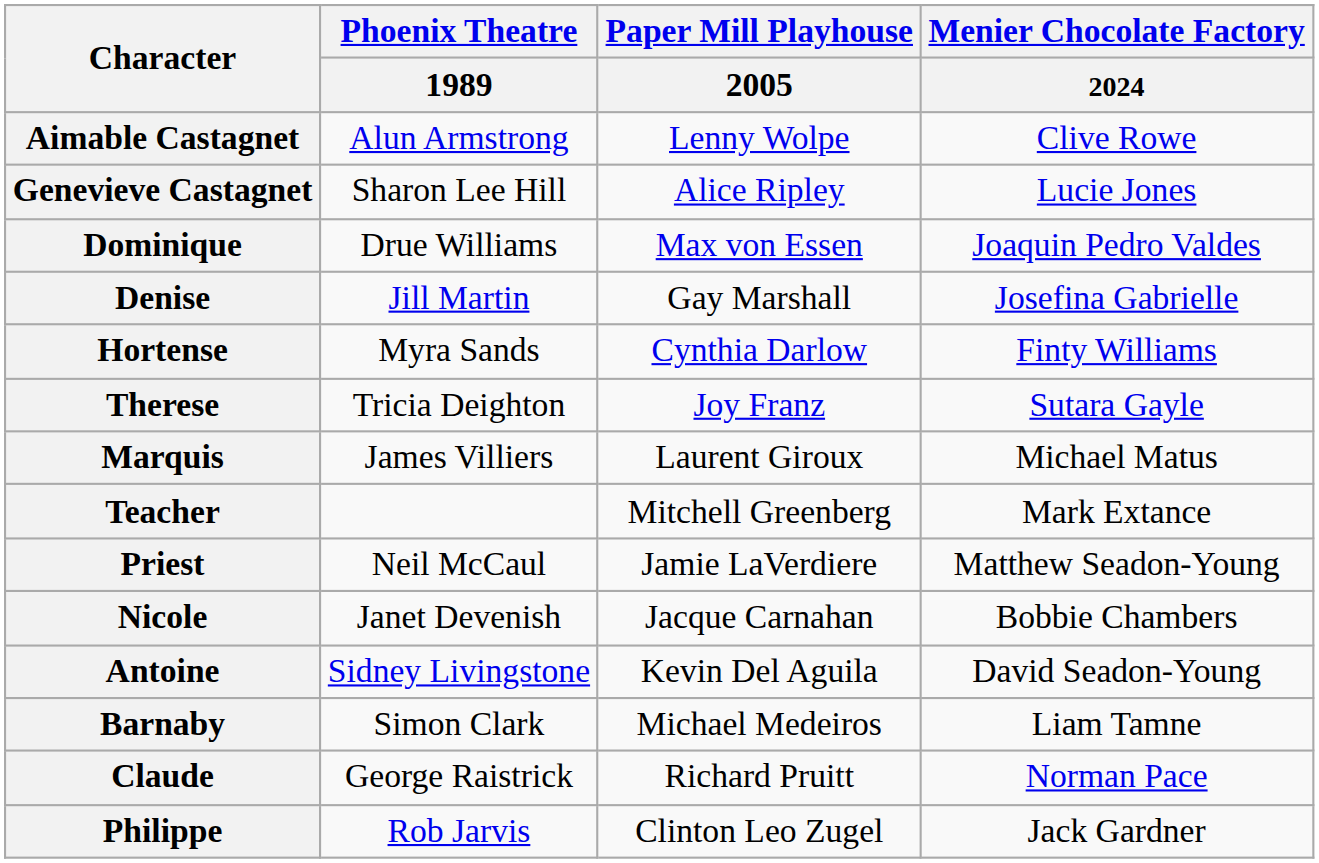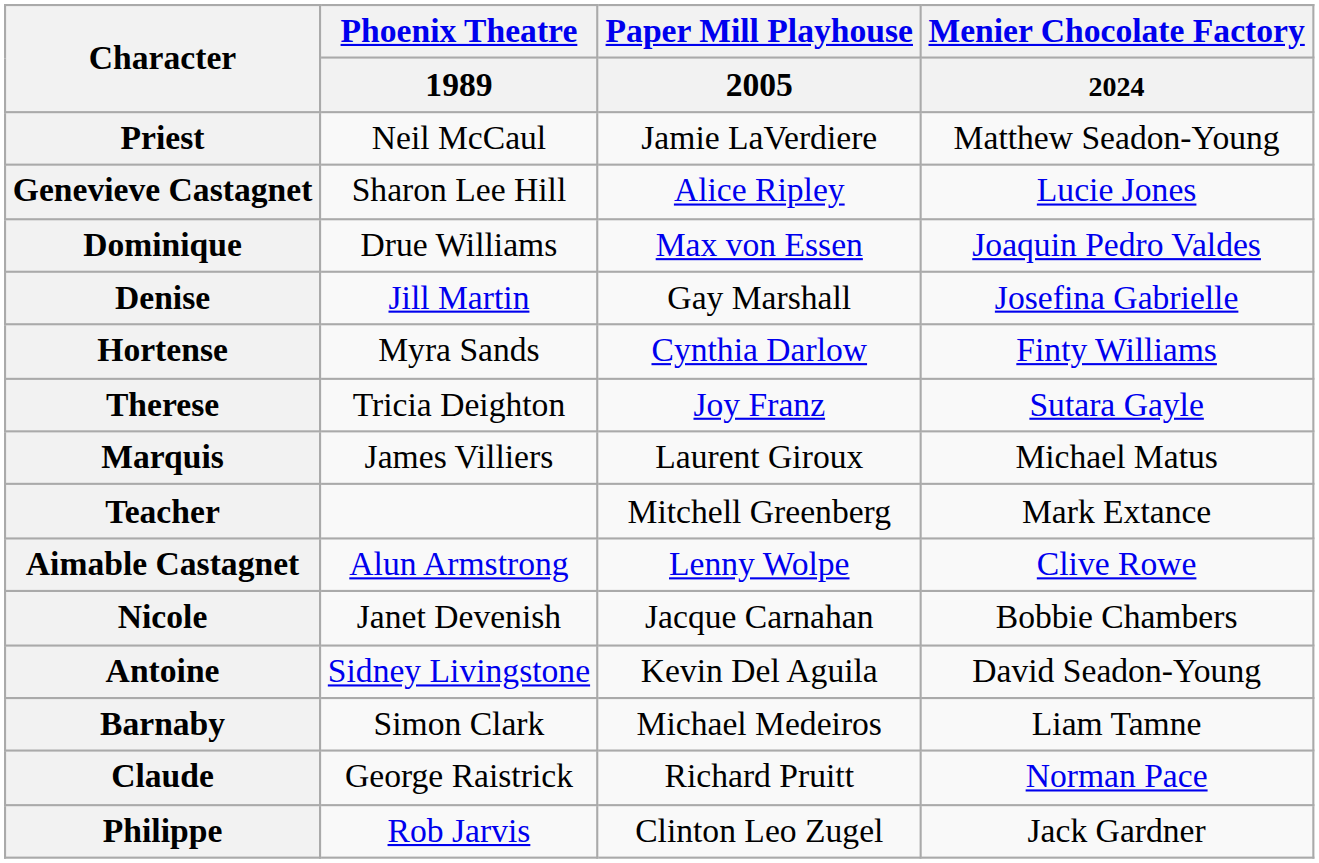rows swapped: (163, 137) <-> (163, 564)
